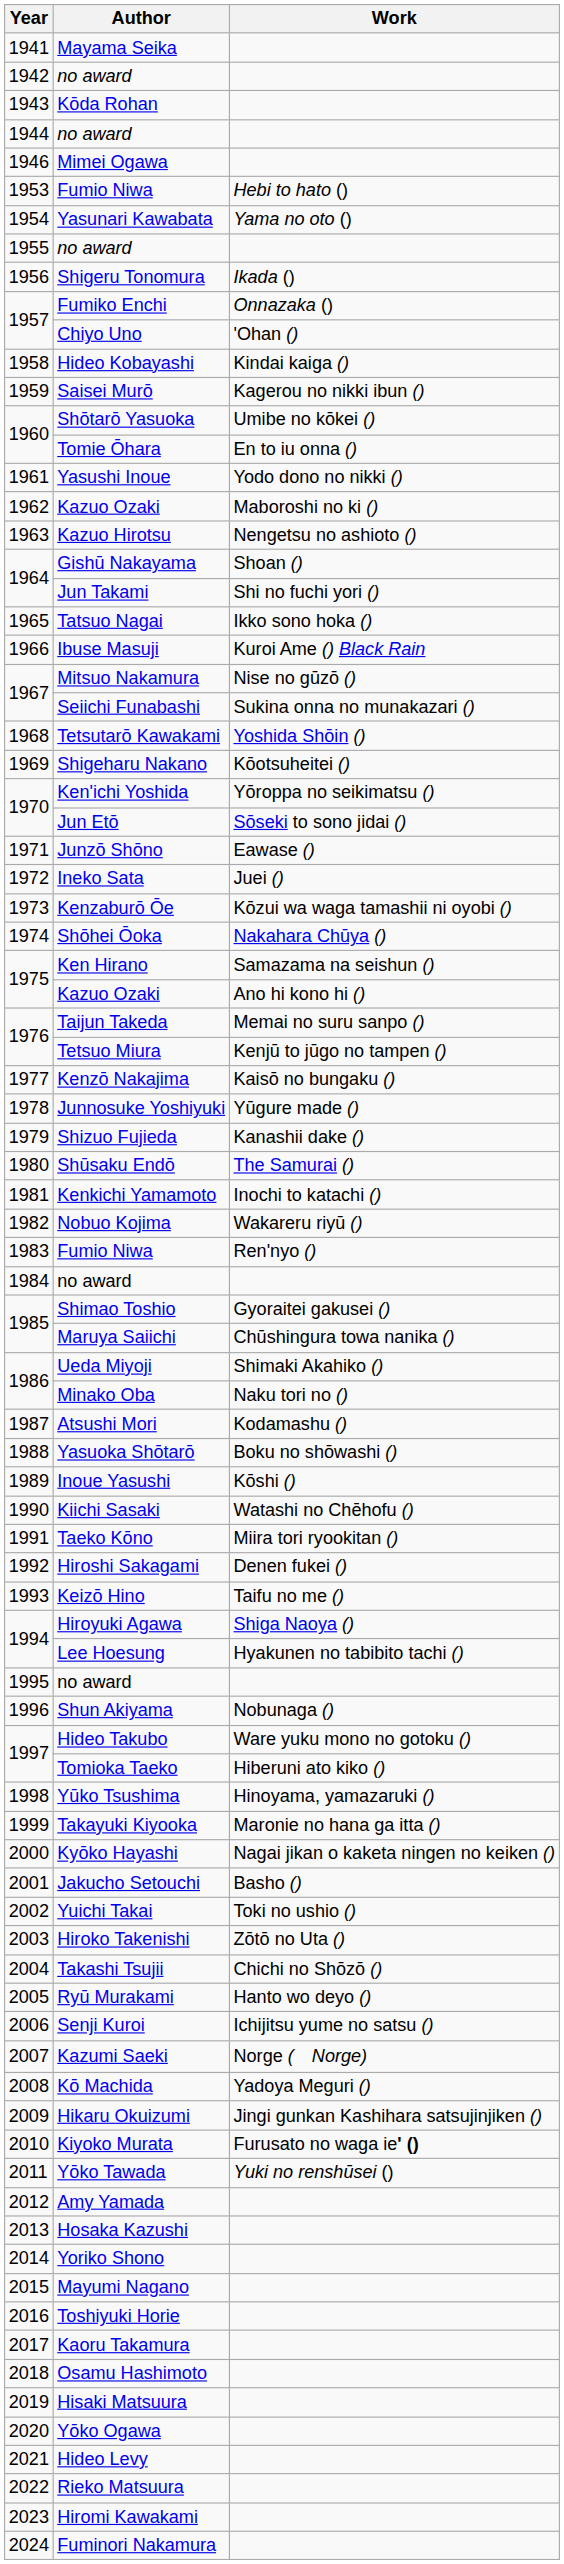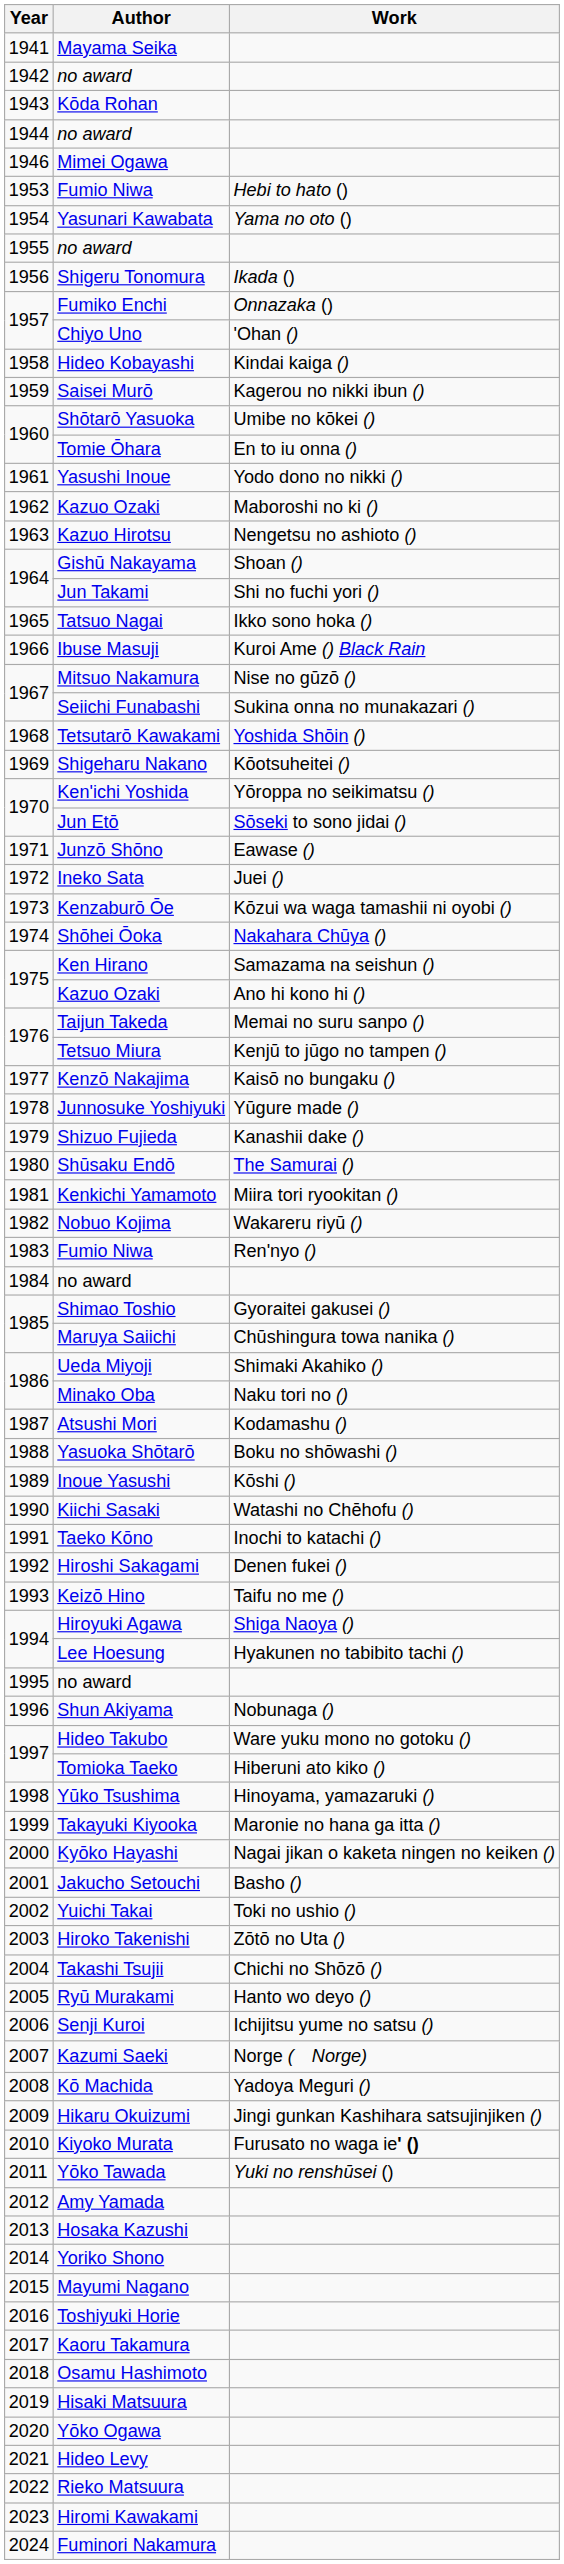(307, 1194) Inochi to katachi () -> (316, 1194) Miira tori ryookitan ()
(316, 1538) Miira tori ryookitan () -> (307, 1538) Inochi to katachi ()
